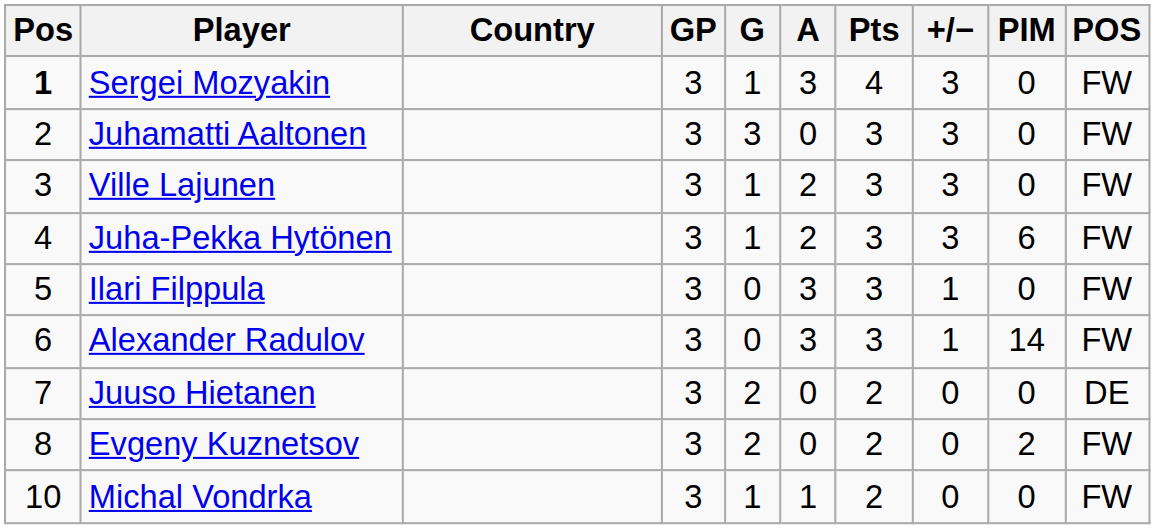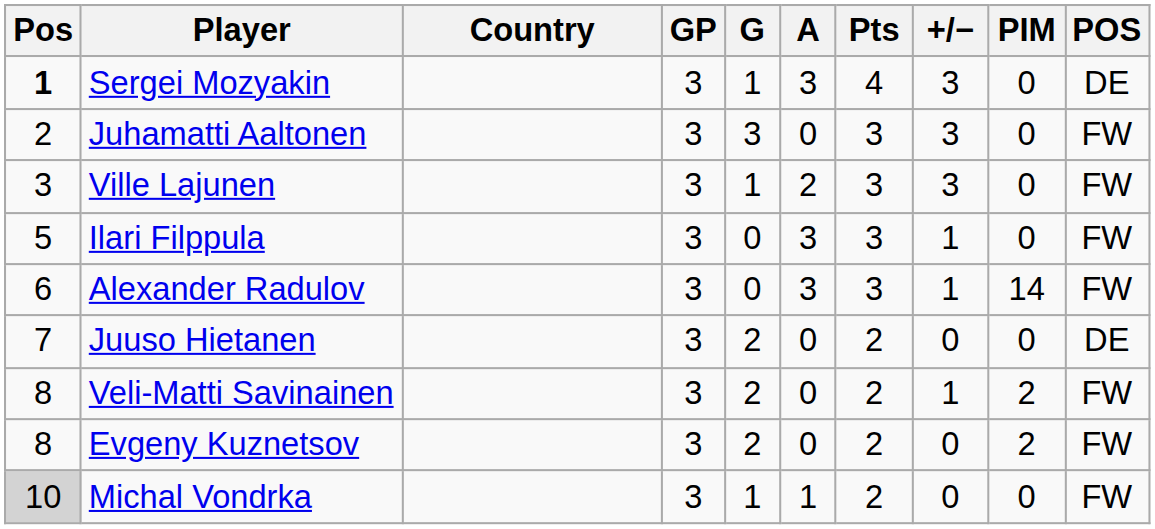(1107, 82) FW -> (1107, 82) DE
- row: (240, 237)
+ row: (241, 392)
(43, 496) no background -> (43, 496) lightgrey background
